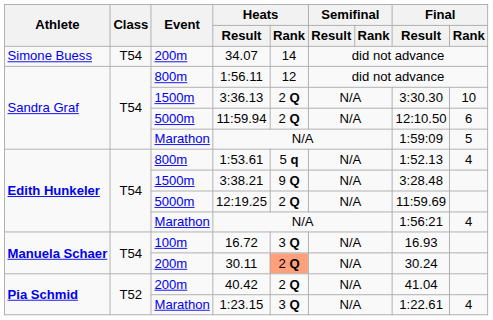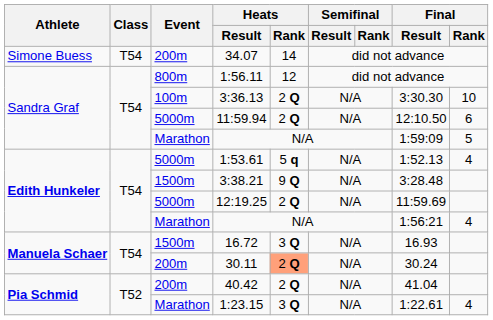(175, 98) 1500m -> (171, 98) 100m
(171, 160) 800m -> (175, 160) 5000m
(171, 243) 100m -> (175, 243) 1500m
